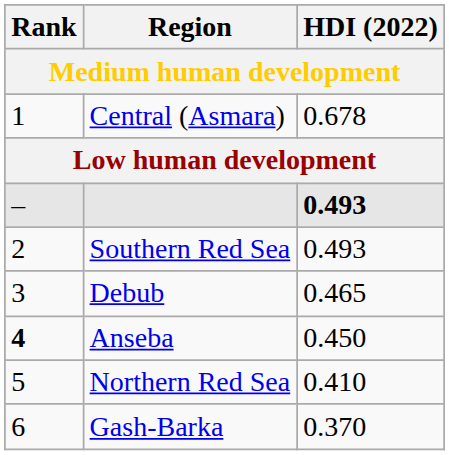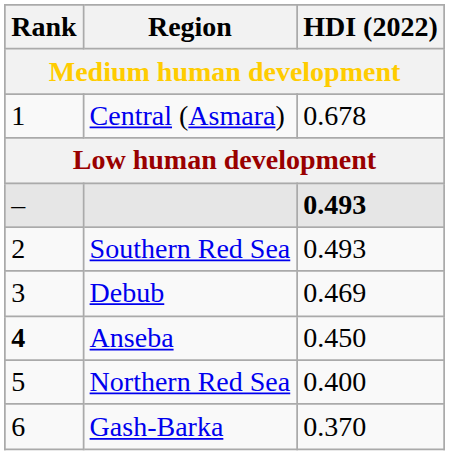(335, 293) 0.465 -> (335, 293) 0.469
(335, 381) 0.410 -> (335, 381) 0.400
